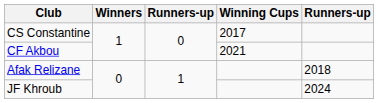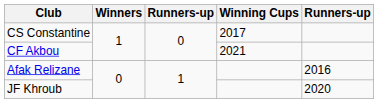(318, 70) 2018 -> (318, 70) 2016
(318, 88) 2024 -> (318, 88) 2020
